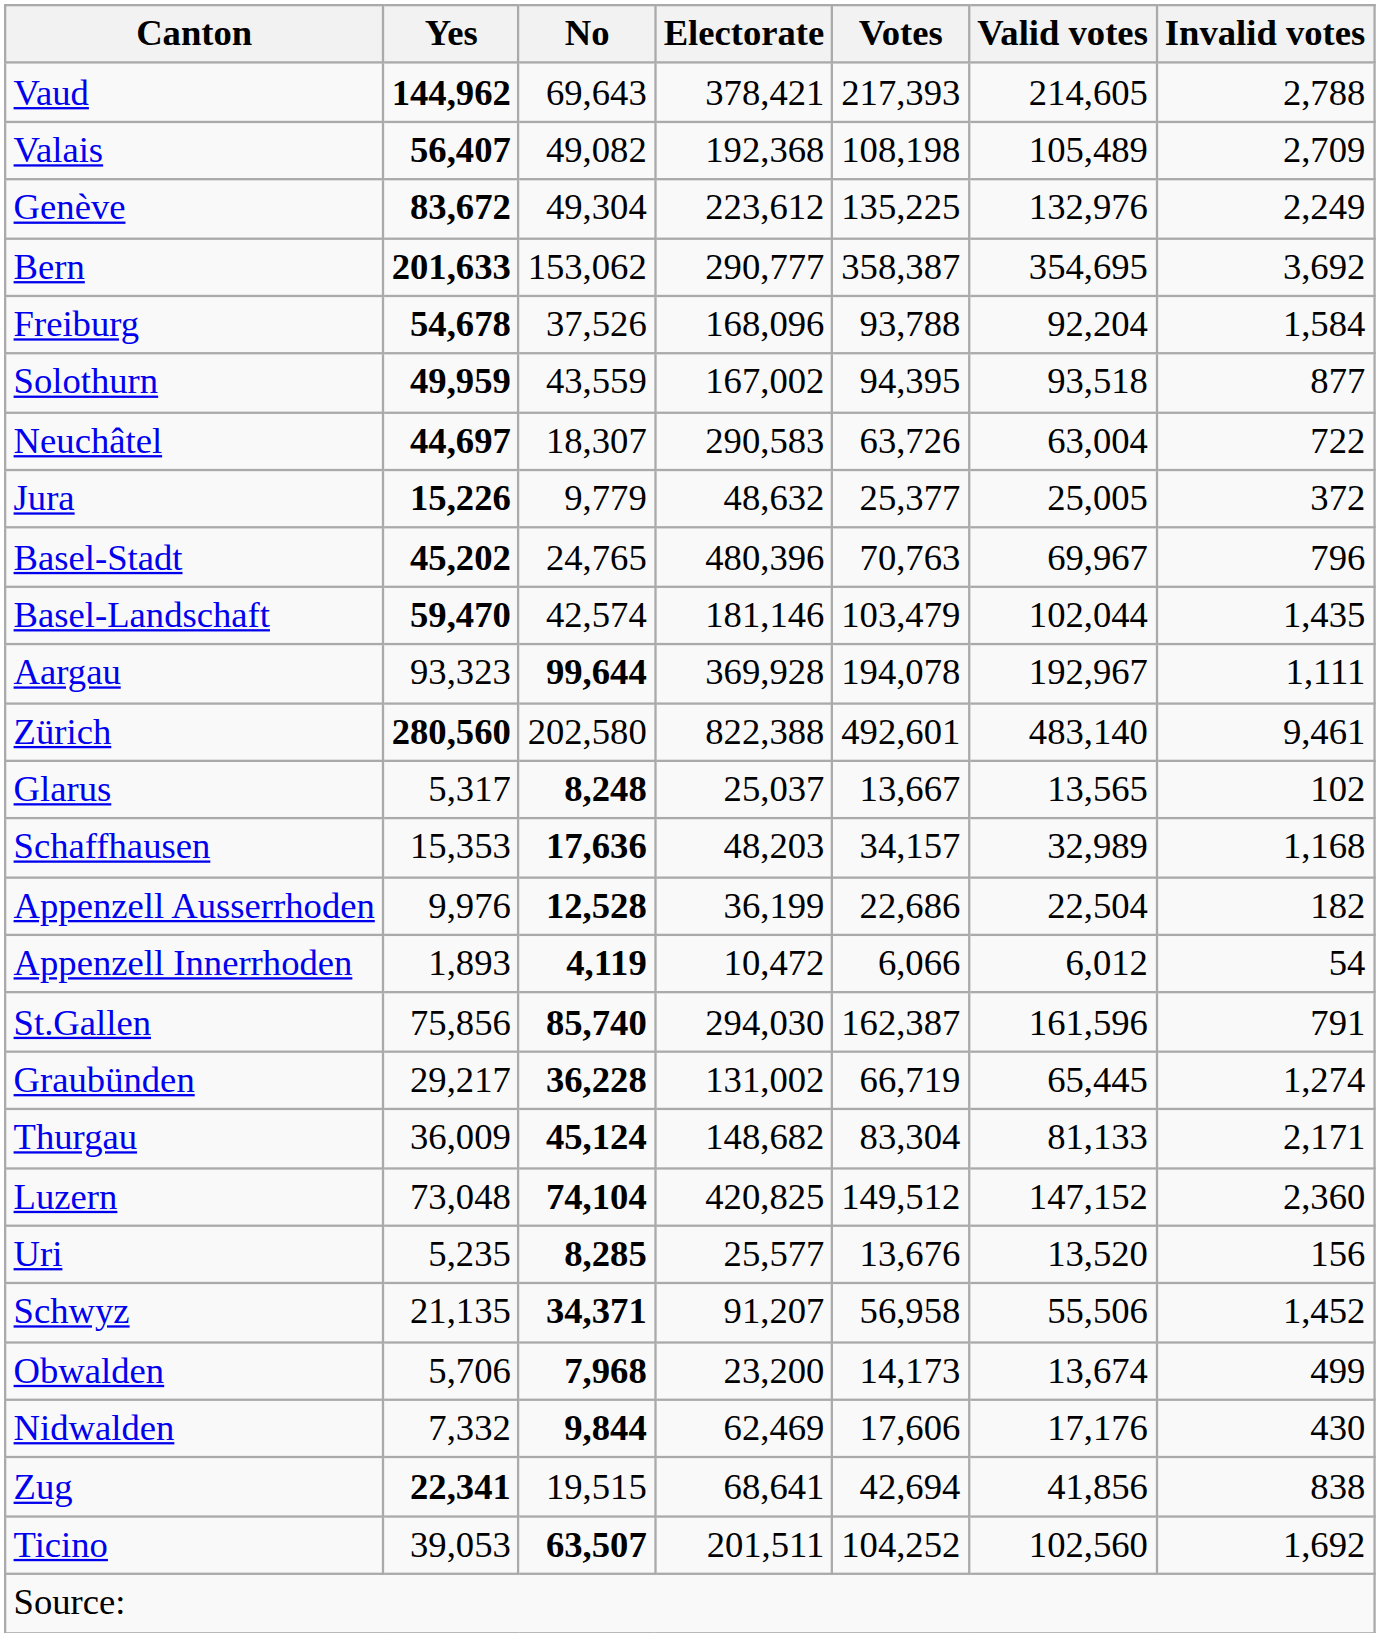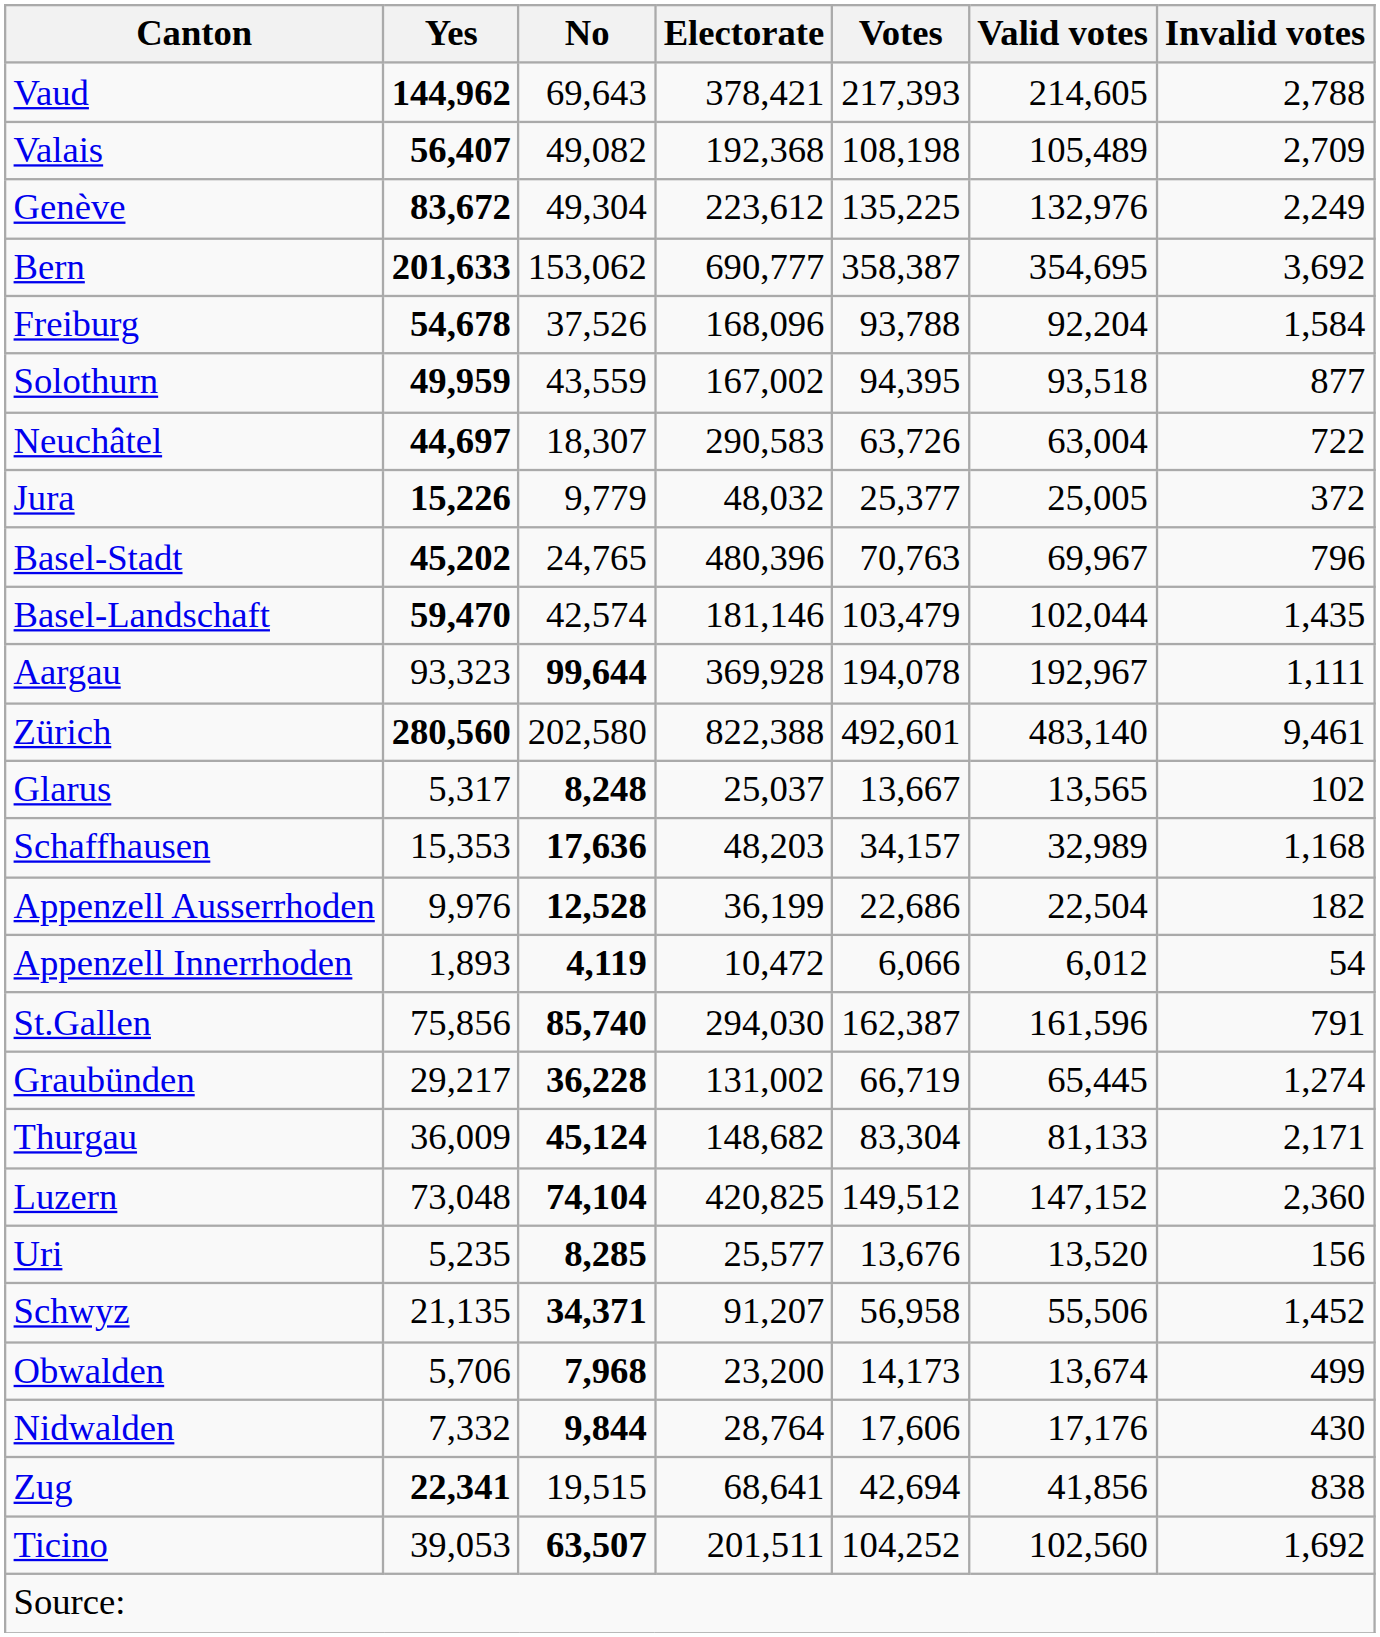(765, 265) 290,777 -> (765, 265) 690,777
(774, 498) 48,632 -> (774, 498) 48,032
(774, 1428) 62,469 -> (774, 1428) 28,764
